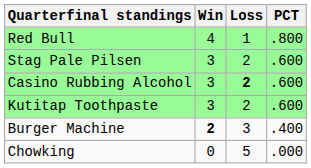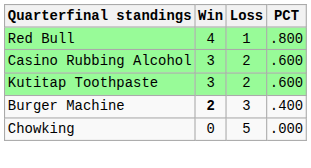- row: (75, 61)
(246, 84) bold -> (246, 61) normal
